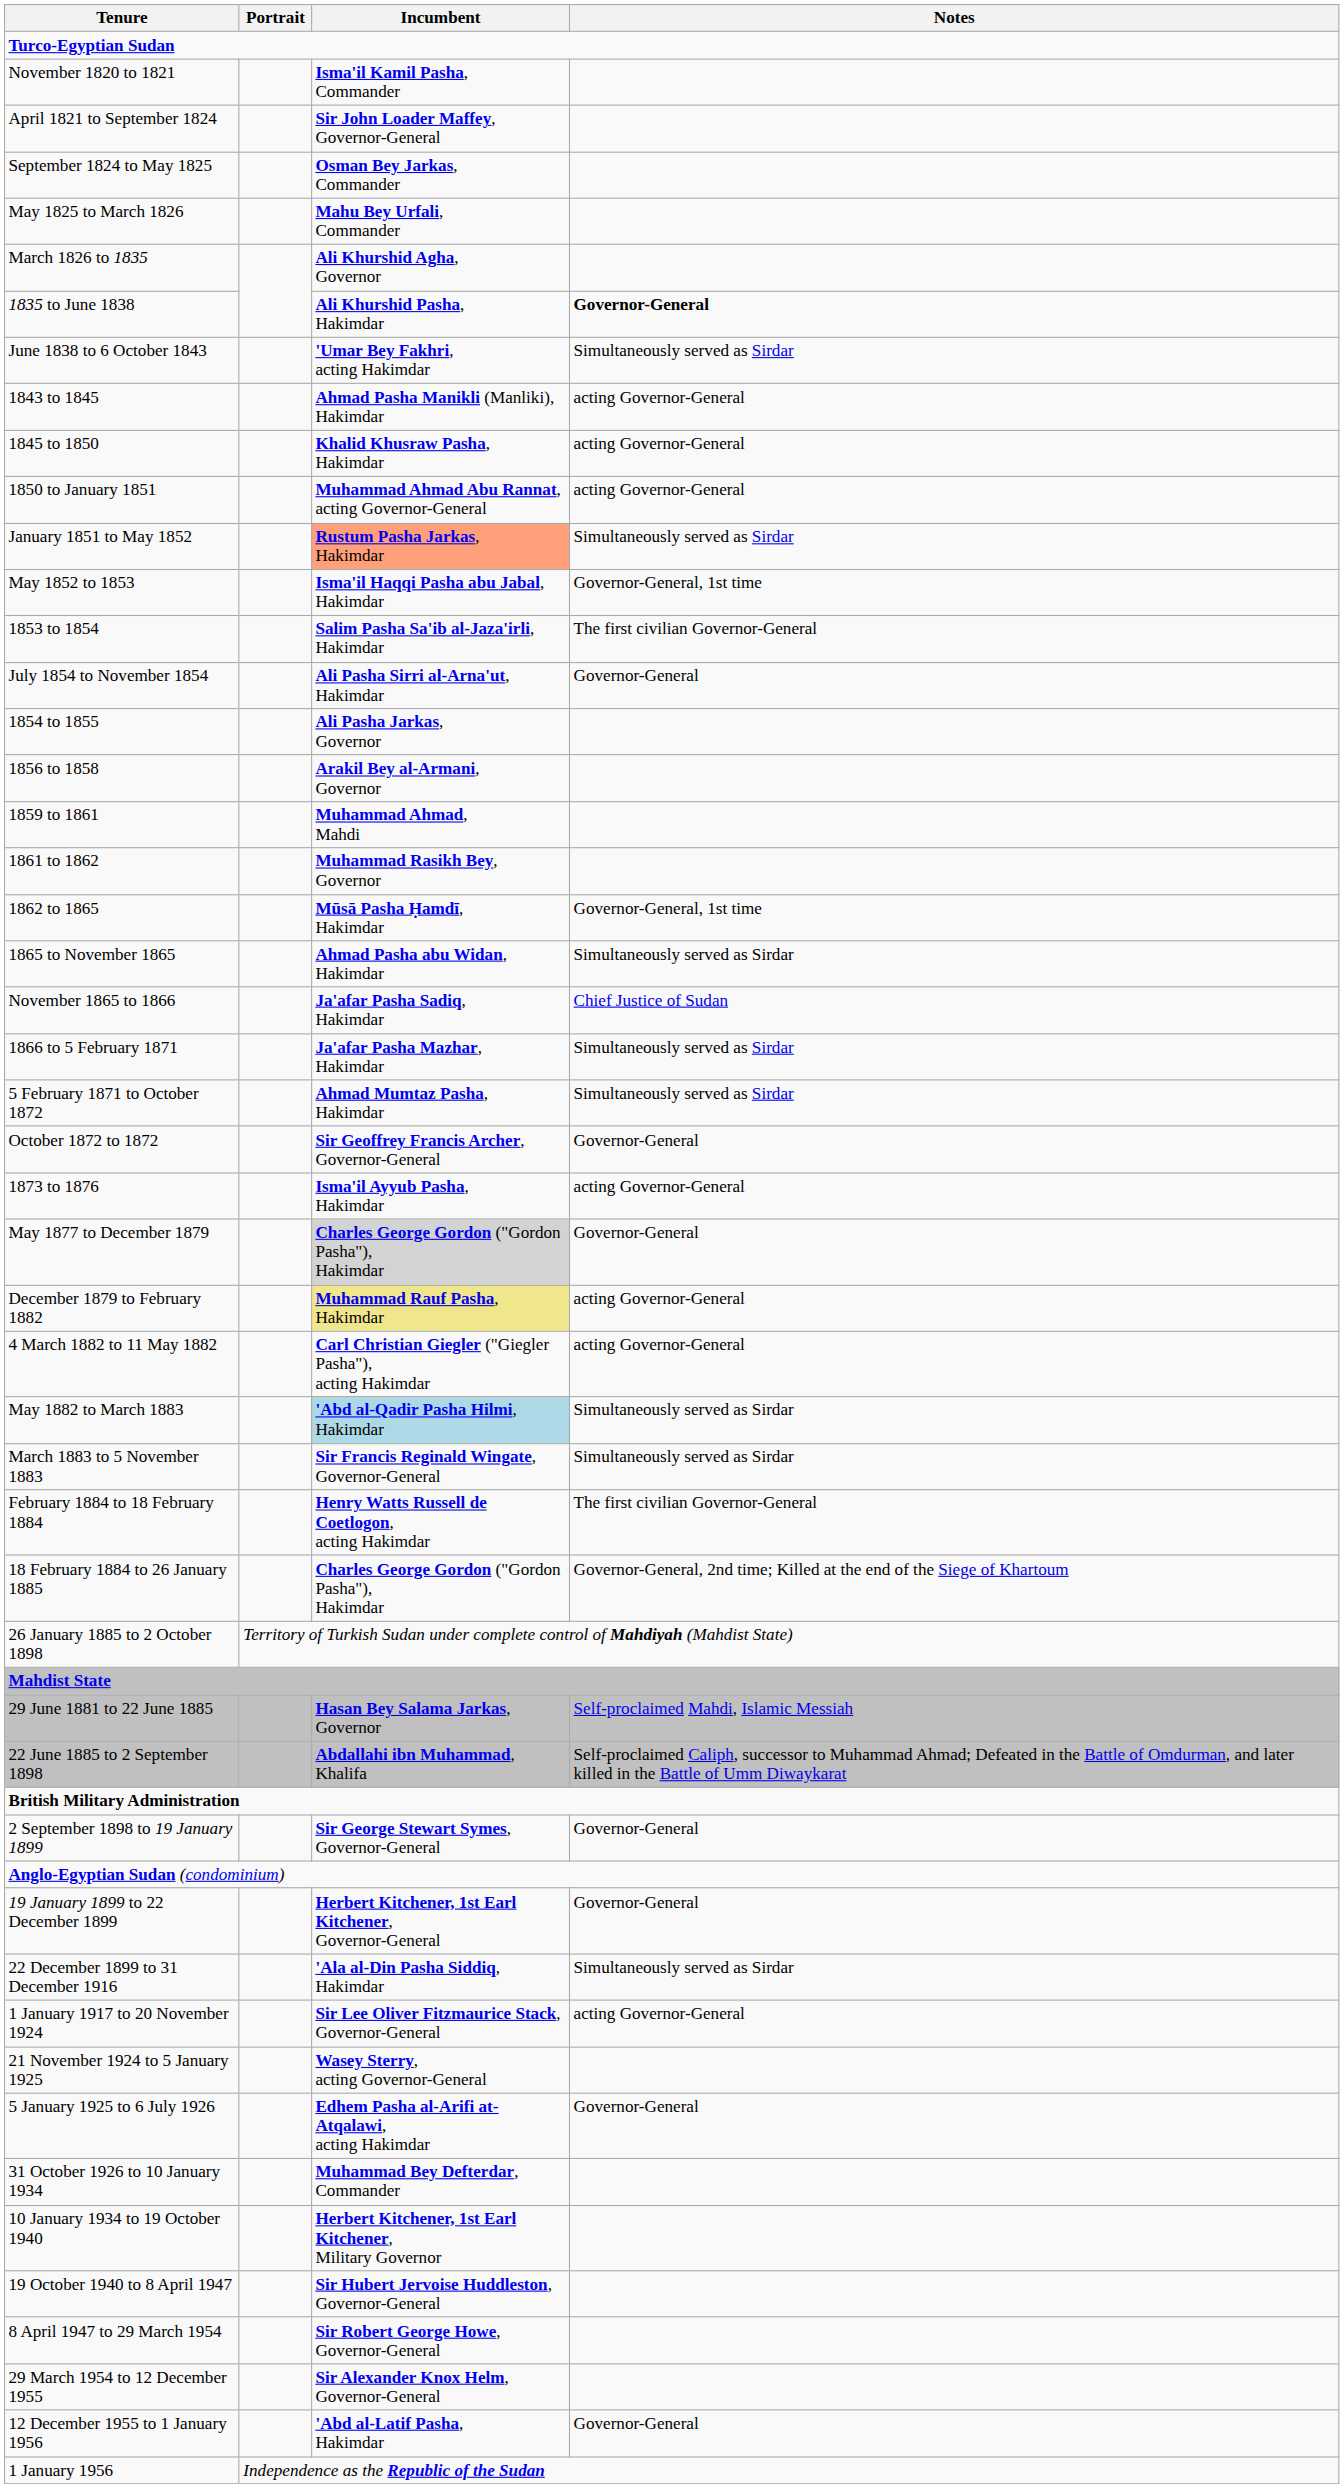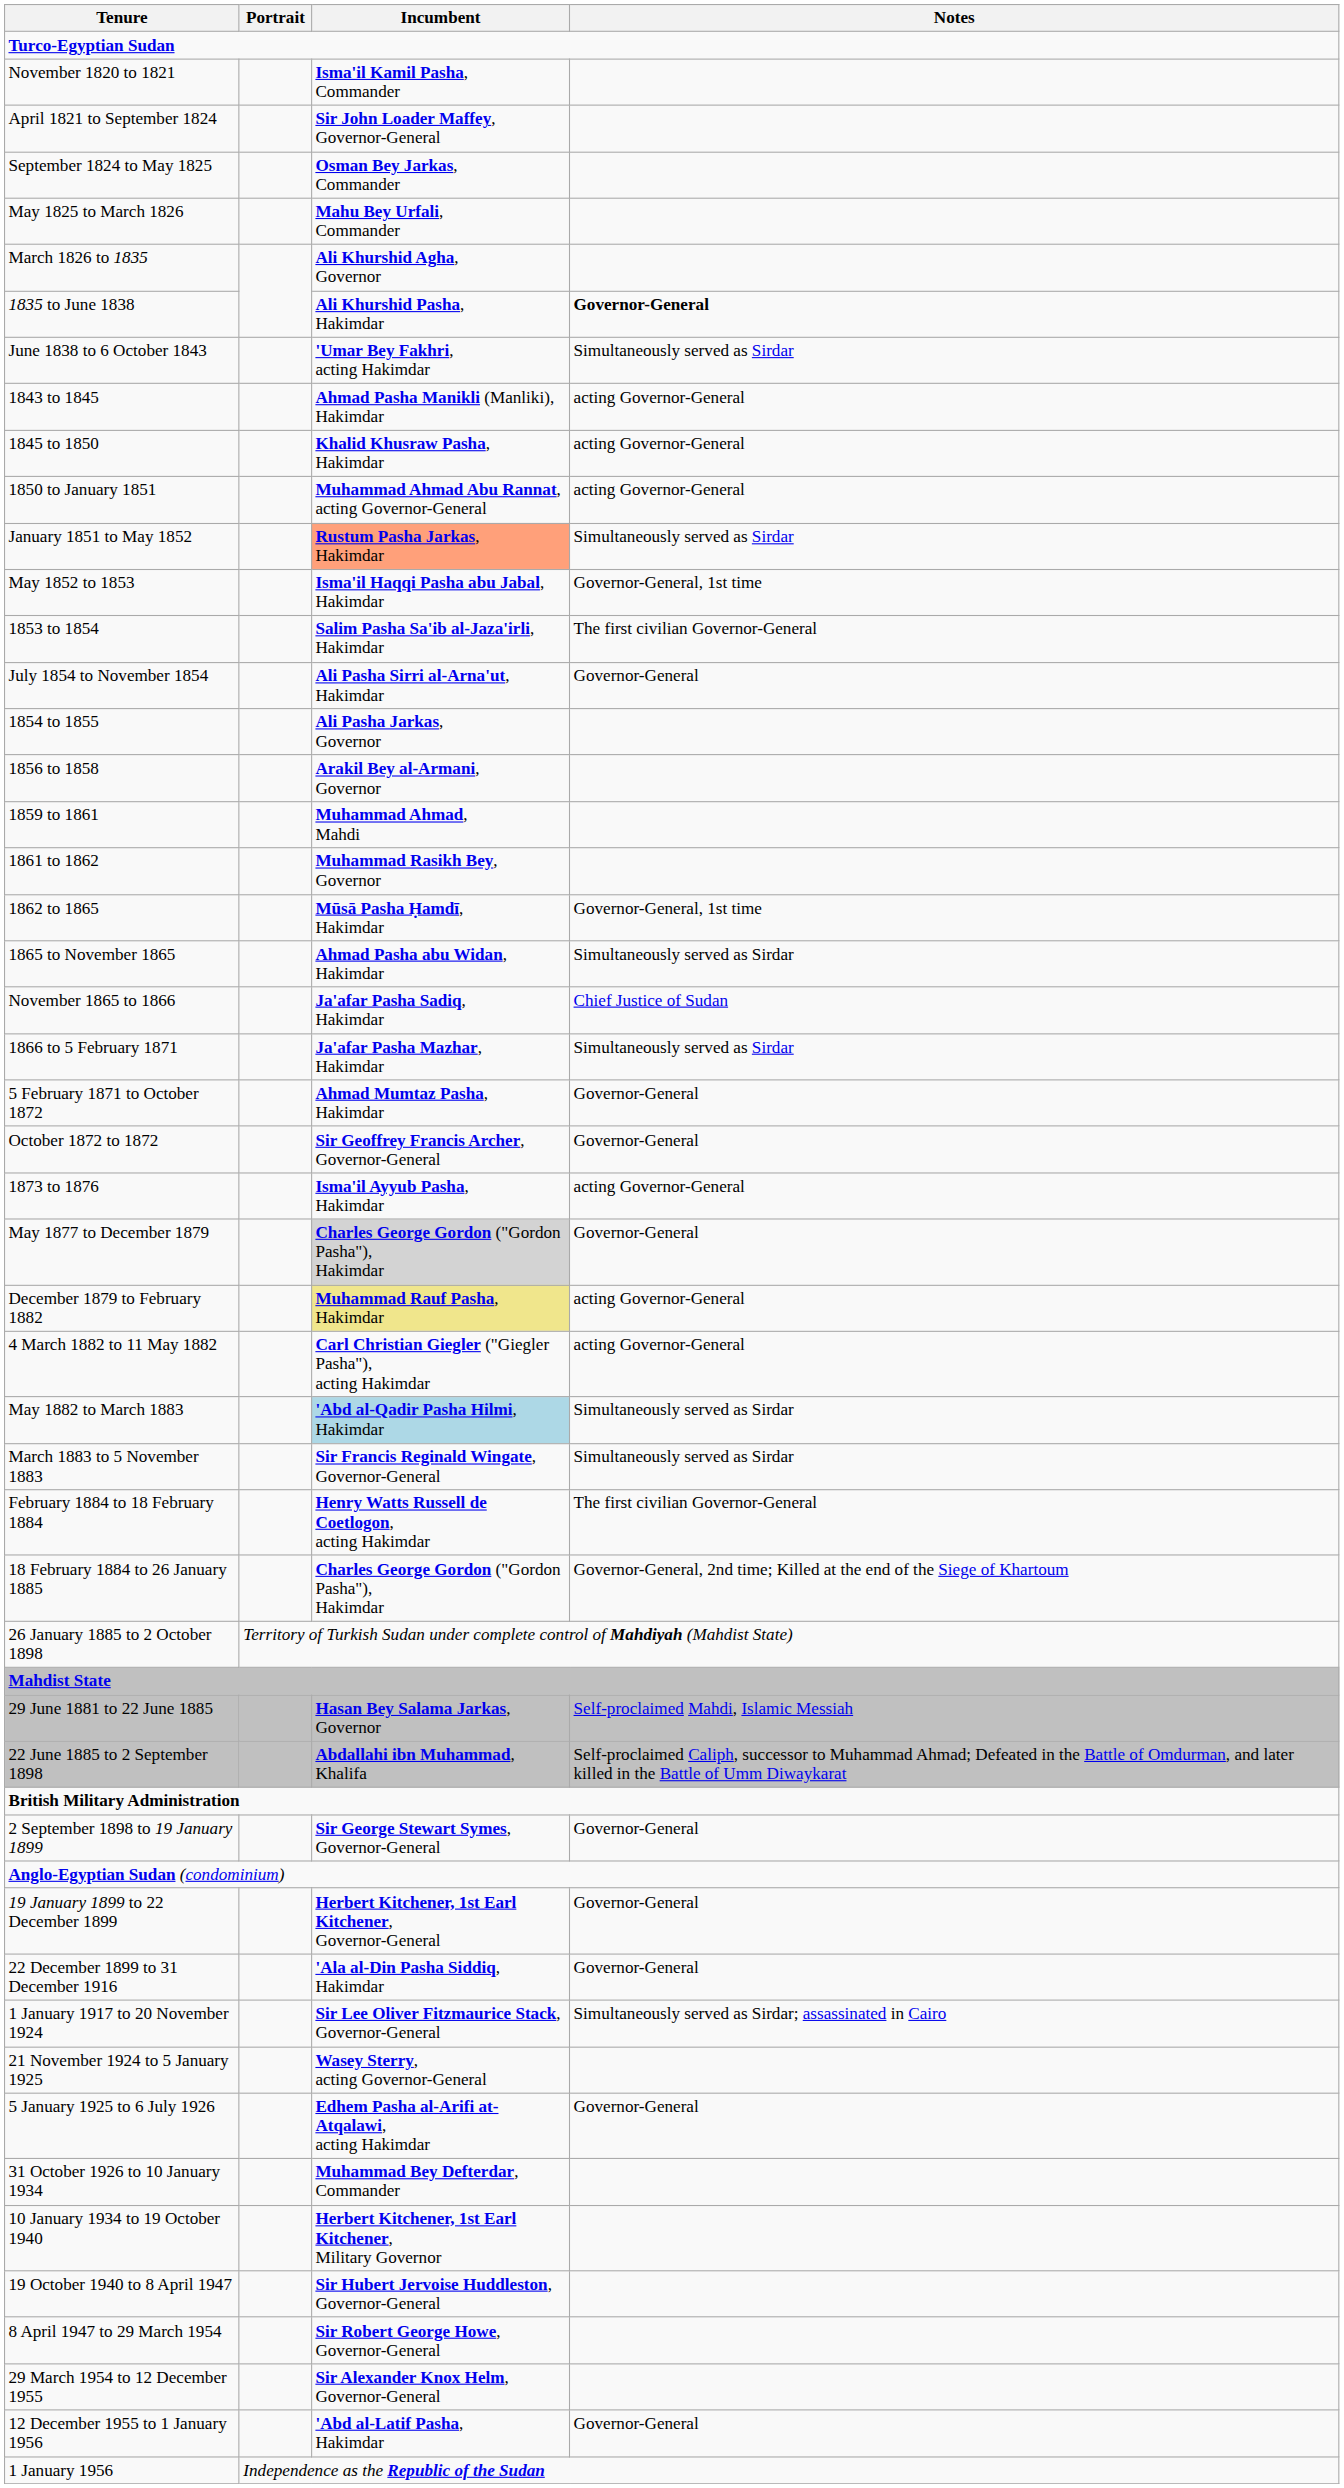(684, 1093) Simultaneously served as Sirdar -> (636, 1093) Governor-General
(684, 1967) Simultaneously served as Sirdar -> (636, 1967) Governor-General
(659, 2013) acting Governor-General -> (760, 2013) Simultaneously served as Sirdar; assassinated in Cairo
